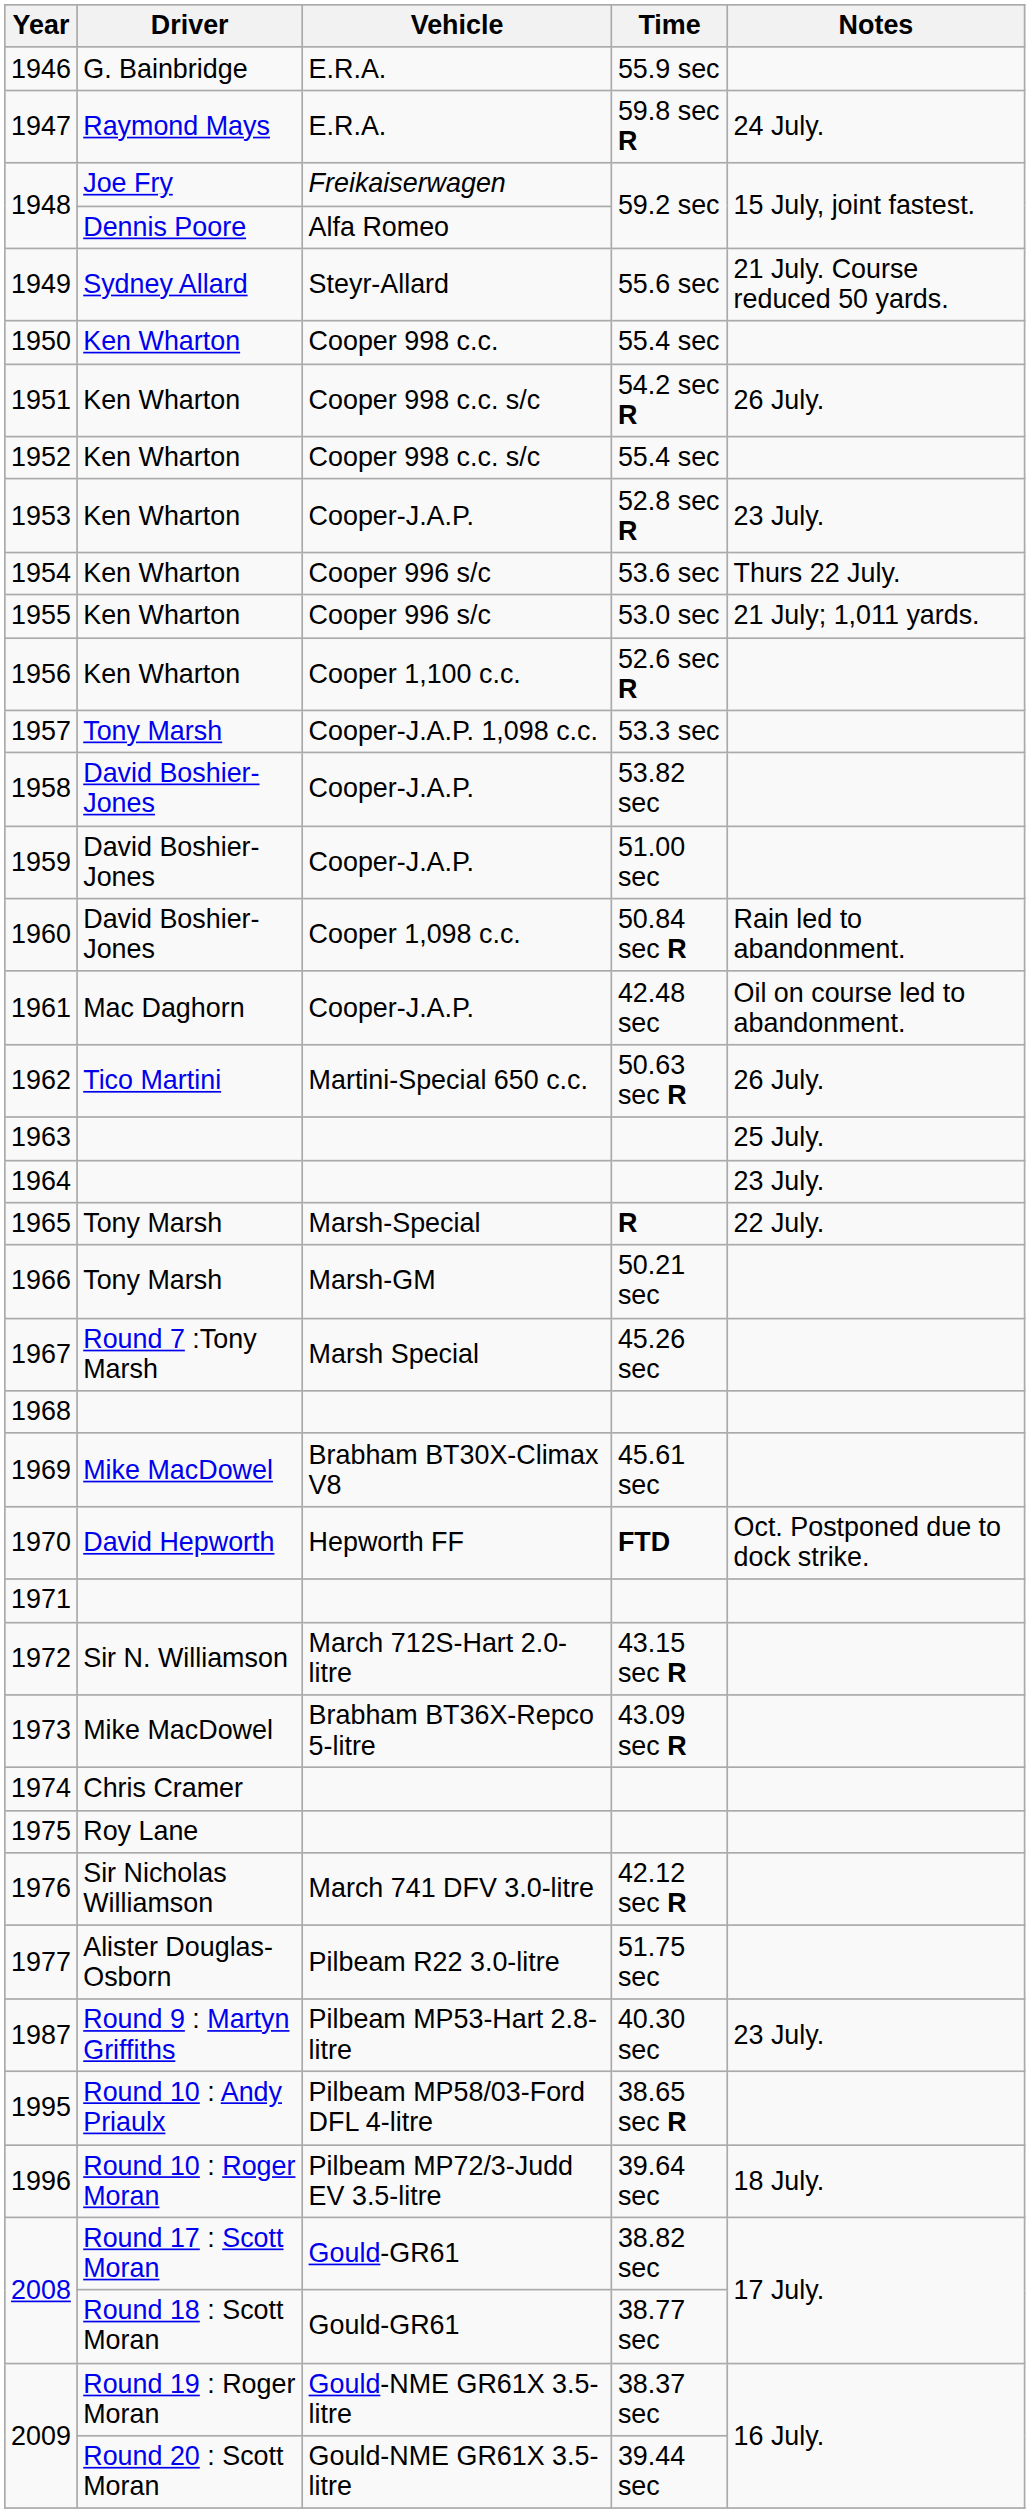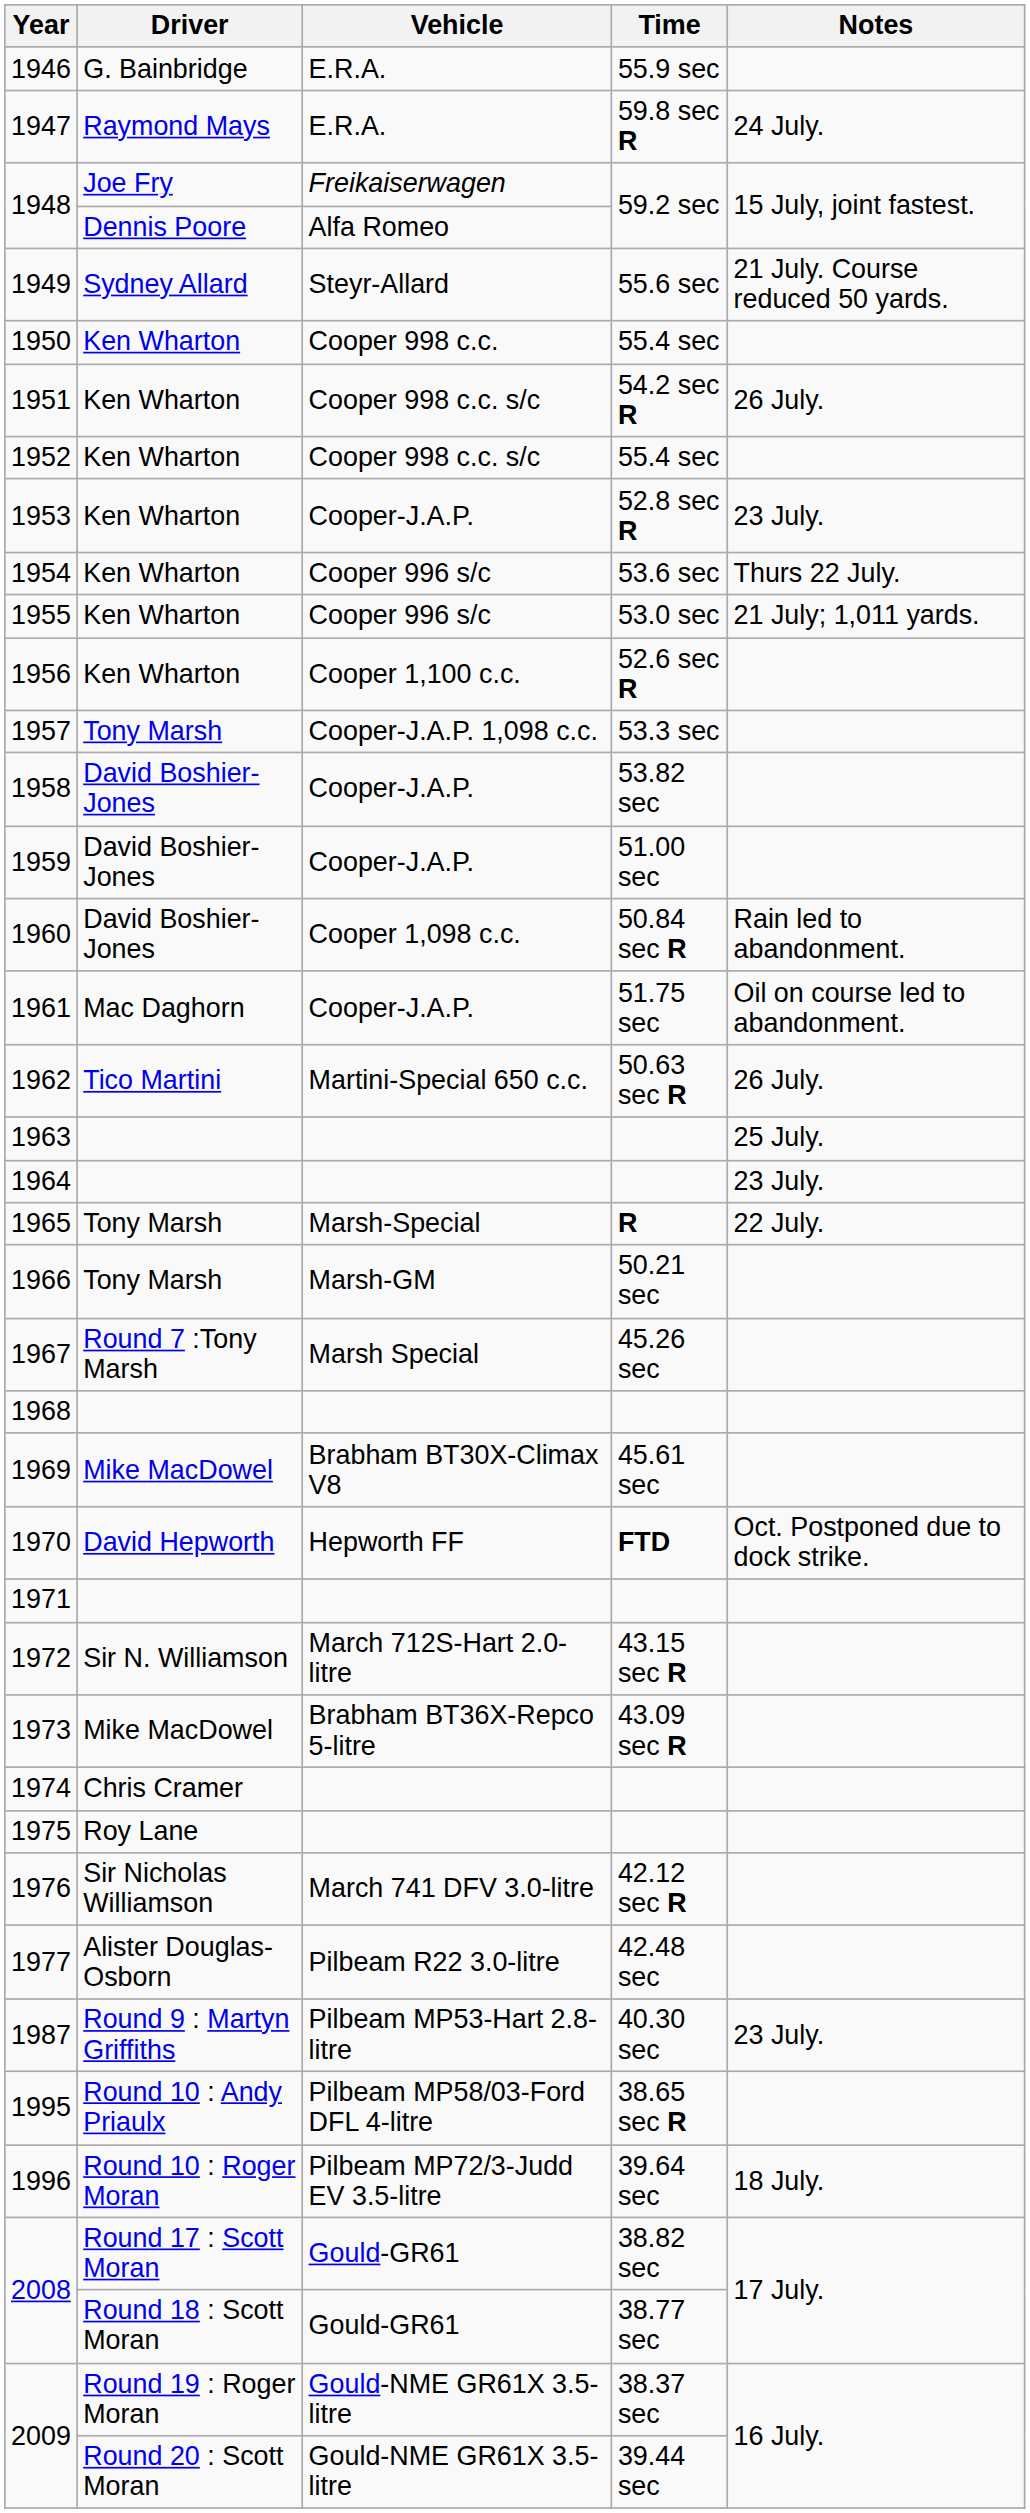(652, 1007) 42.48 sec -> (652, 1007) 51.75 sec
(652, 1961) 51.75 sec -> (652, 1961) 42.48 sec
